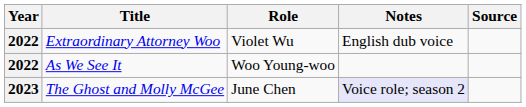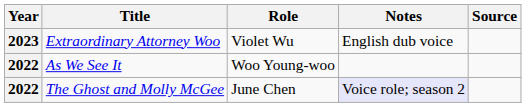(23, 41) 2022 -> (23, 41) 2023
(23, 89) 2023 -> (23, 89) 2022
